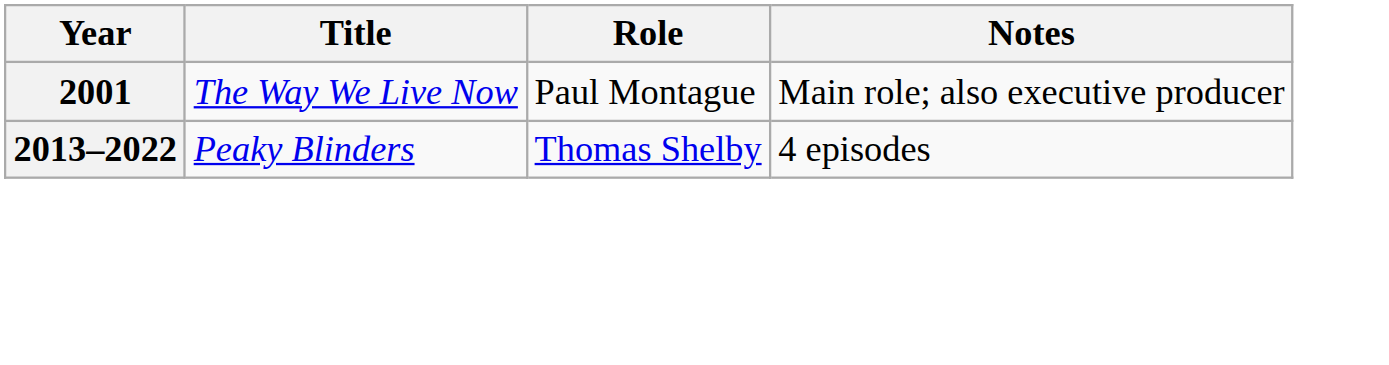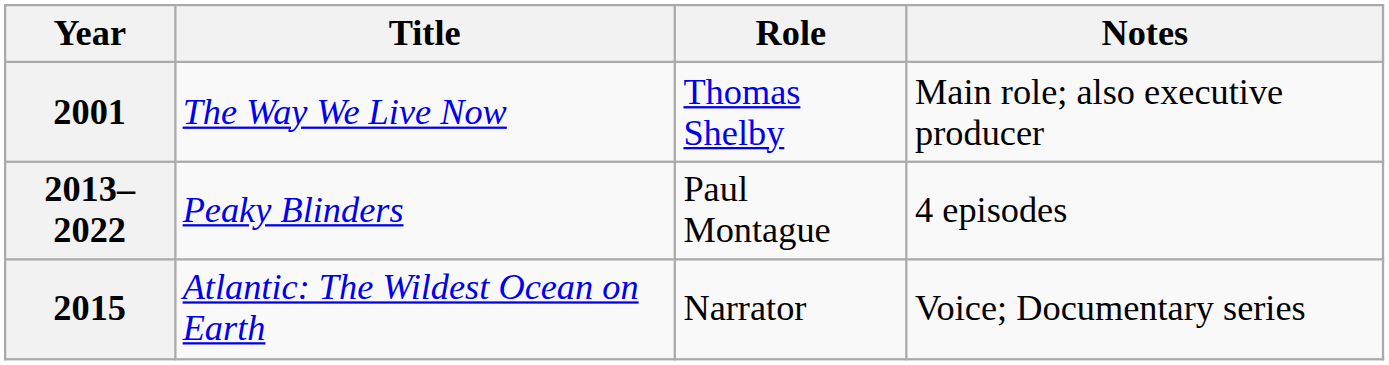(645, 90) Paul Montague -> (742, 111) Thomas Shelby
(648, 148) Thomas Shelby -> (757, 209) Paul Montague
+ row: (90, 308)
